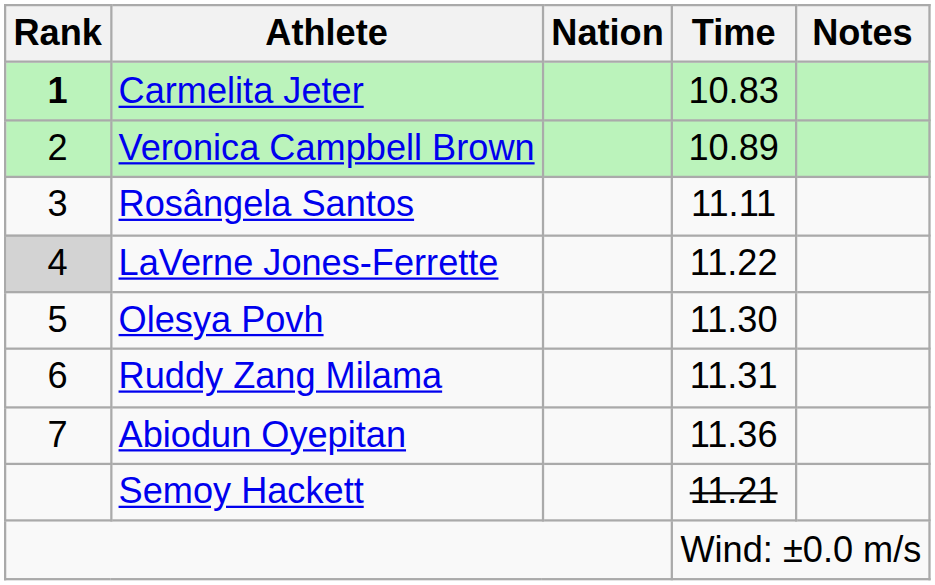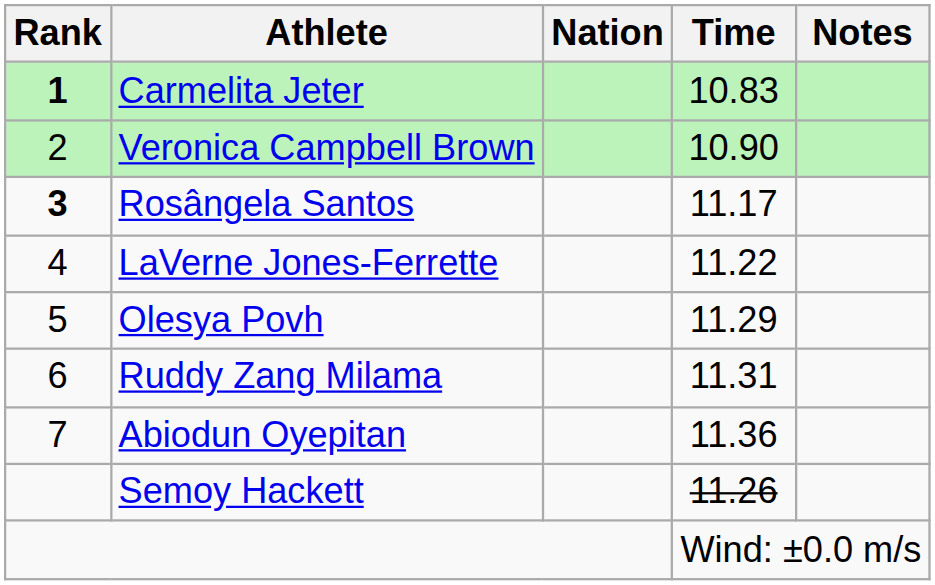(734, 147) 10.89 -> (734, 147) 10.90
(58, 205) normal -> (58, 205) bold
(734, 205) 11.11 -> (734, 205) 11.17
(58, 262) lightgrey background -> (58, 262) no background
(734, 319) 11.30 -> (734, 319) 11.29
(734, 491) 11.21 -> (734, 491) 11.26
